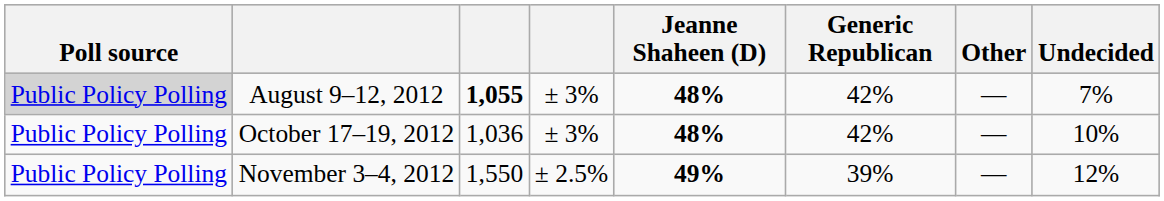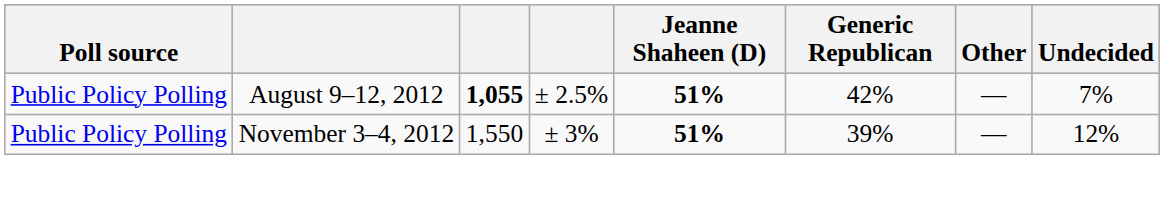(119, 93) lightgrey background -> (119, 93) no background
(571, 93) ± 3% -> (571, 93) ± 2.5%
(699, 93) 48% -> (699, 93) 51%
- row: (346, 133)
(571, 174) ± 2.5% -> (571, 133) ± 3%
(699, 174) 49% -> (699, 133) 51%
